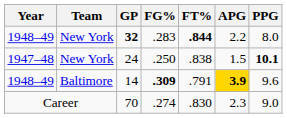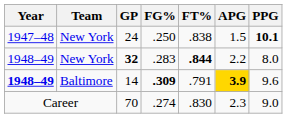rows swapped: (131, 59) <-> (131, 37)
(31, 81) normal -> (31, 81) bold
